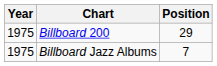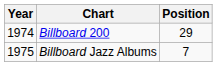(20, 33) 1975 -> (20, 33) 1974
